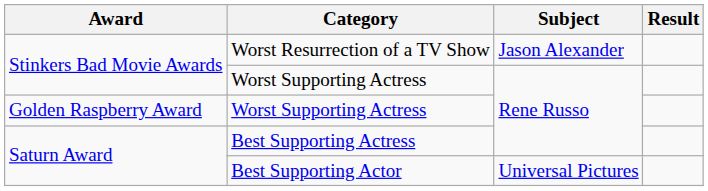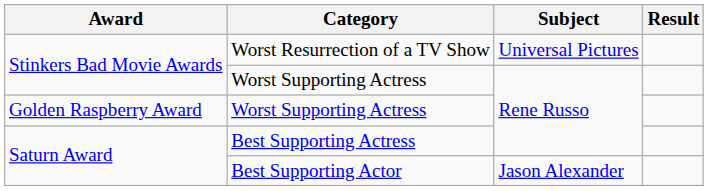(561, 49) Jason Alexander -> (569, 49) Universal Pictures
(569, 170) Universal Pictures -> (561, 170) Jason Alexander
